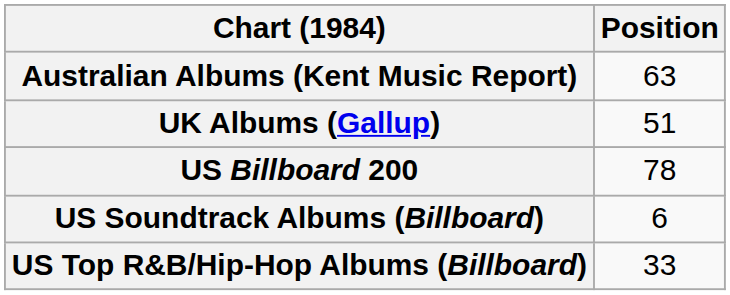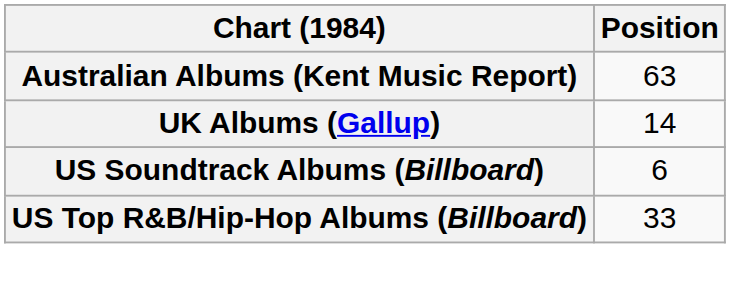(660, 123) 51 -> (660, 123) 14
- row: (299, 170)
